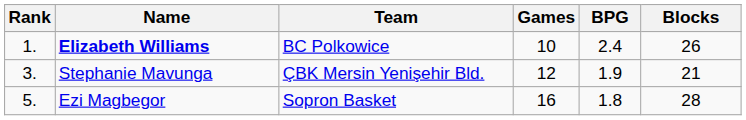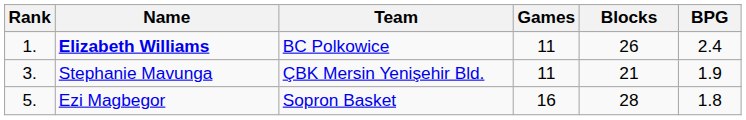columns swapped: (691, 18) <-> (610, 18)
(546, 45) 10 -> (546, 45) 11
(546, 73) 12 -> (546, 73) 11
